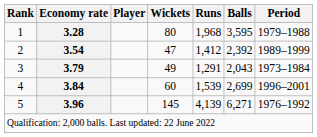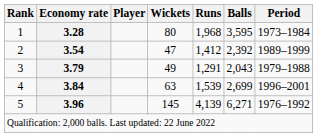(284, 31) 1979–1988 -> (284, 31) 1973–1984
(284, 68) 1973–1984 -> (284, 68) 1979–1988
(170, 86) 60 -> (170, 86) 63
